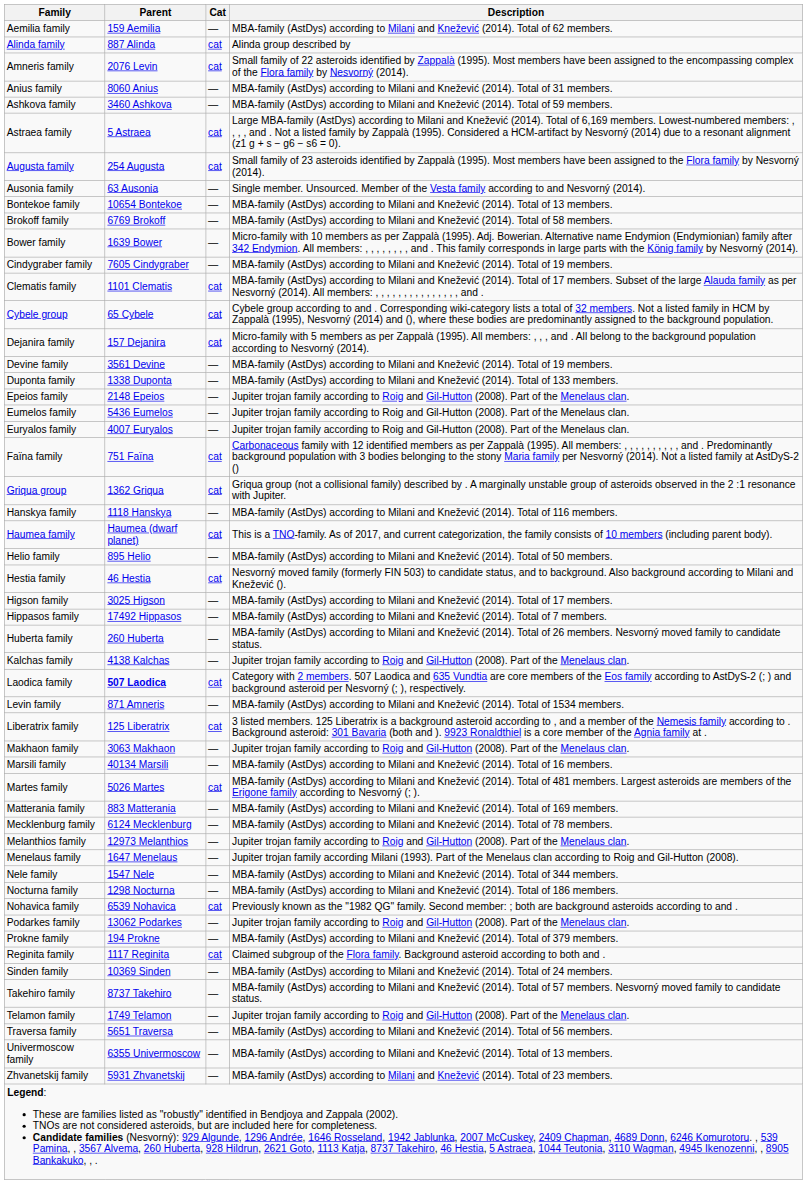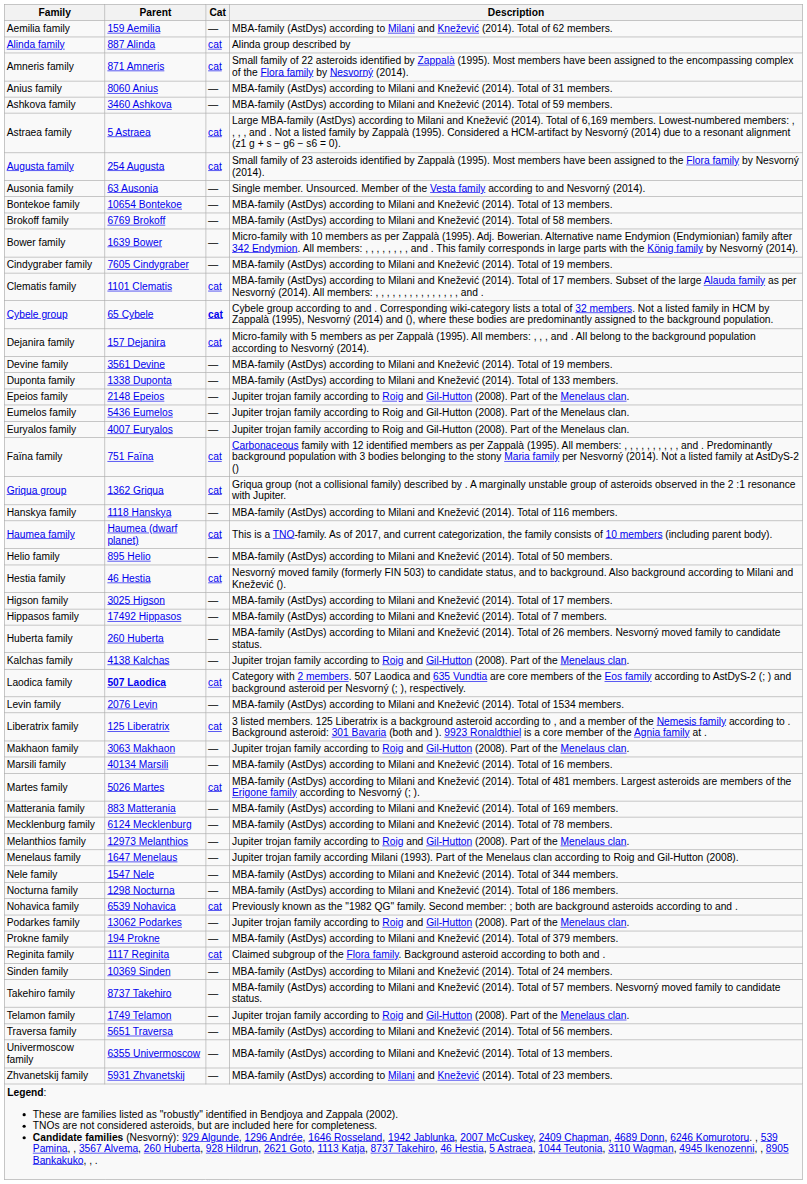(132, 67) 2076 Levin -> (136, 67) 871 Amneris
(215, 314) normal -> (216, 314) bold
(136, 705) 871 Amneris -> (132, 705) 2076 Levin
